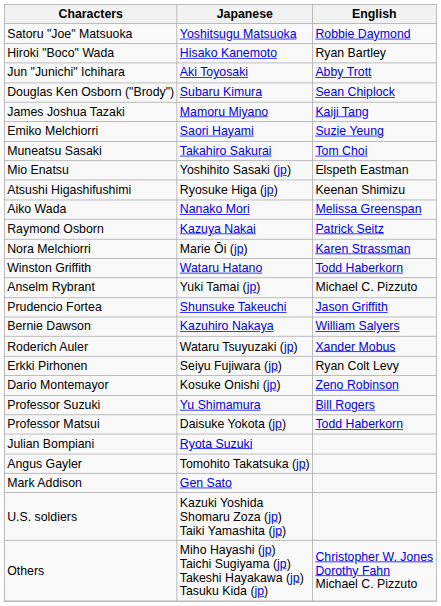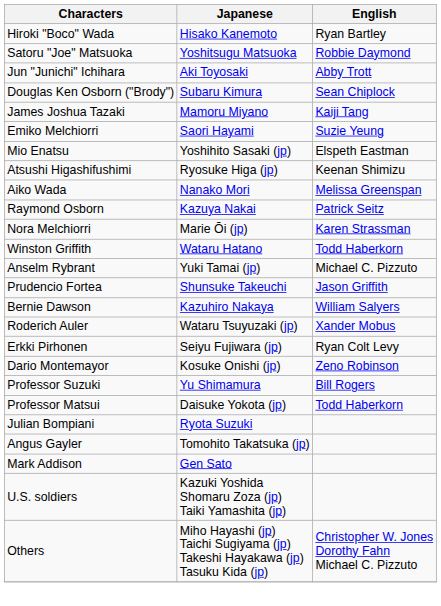rows swapped: (61, 53) <-> (70, 33)
- row: (54, 151)
